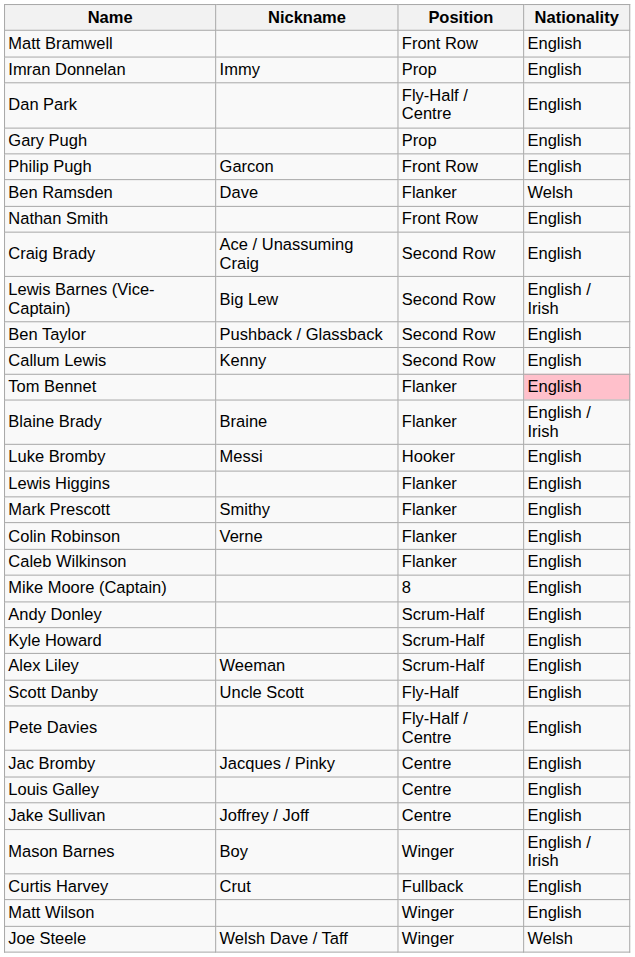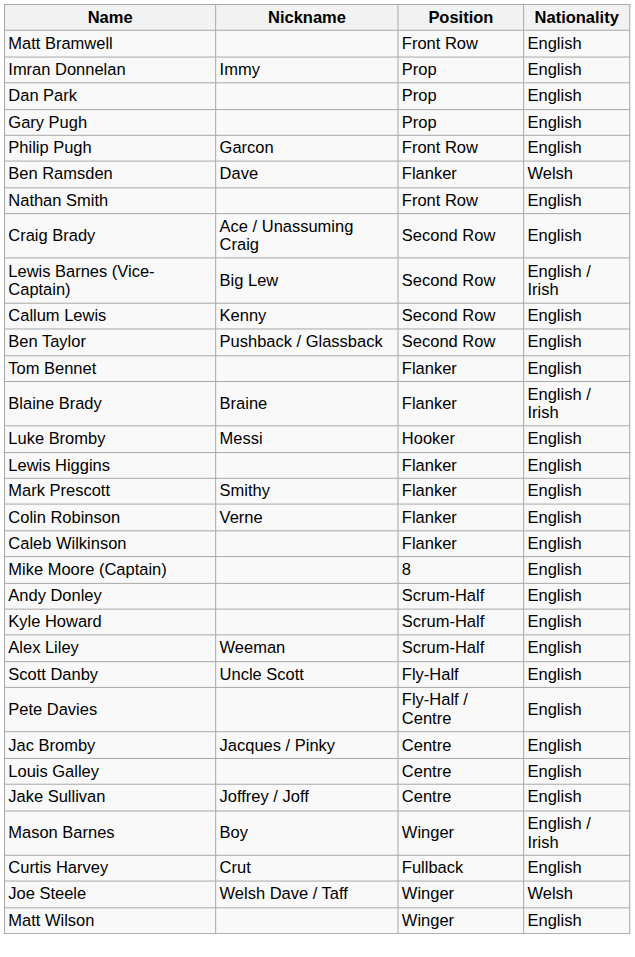(435, 105) Fly-Half / Centre -> (419, 95) Prop
rows swapped: (57, 360) <-> (47, 334)
(555, 386) pink background -> (555, 368) no background
rows swapped: (47, 939) <-> (51, 912)
